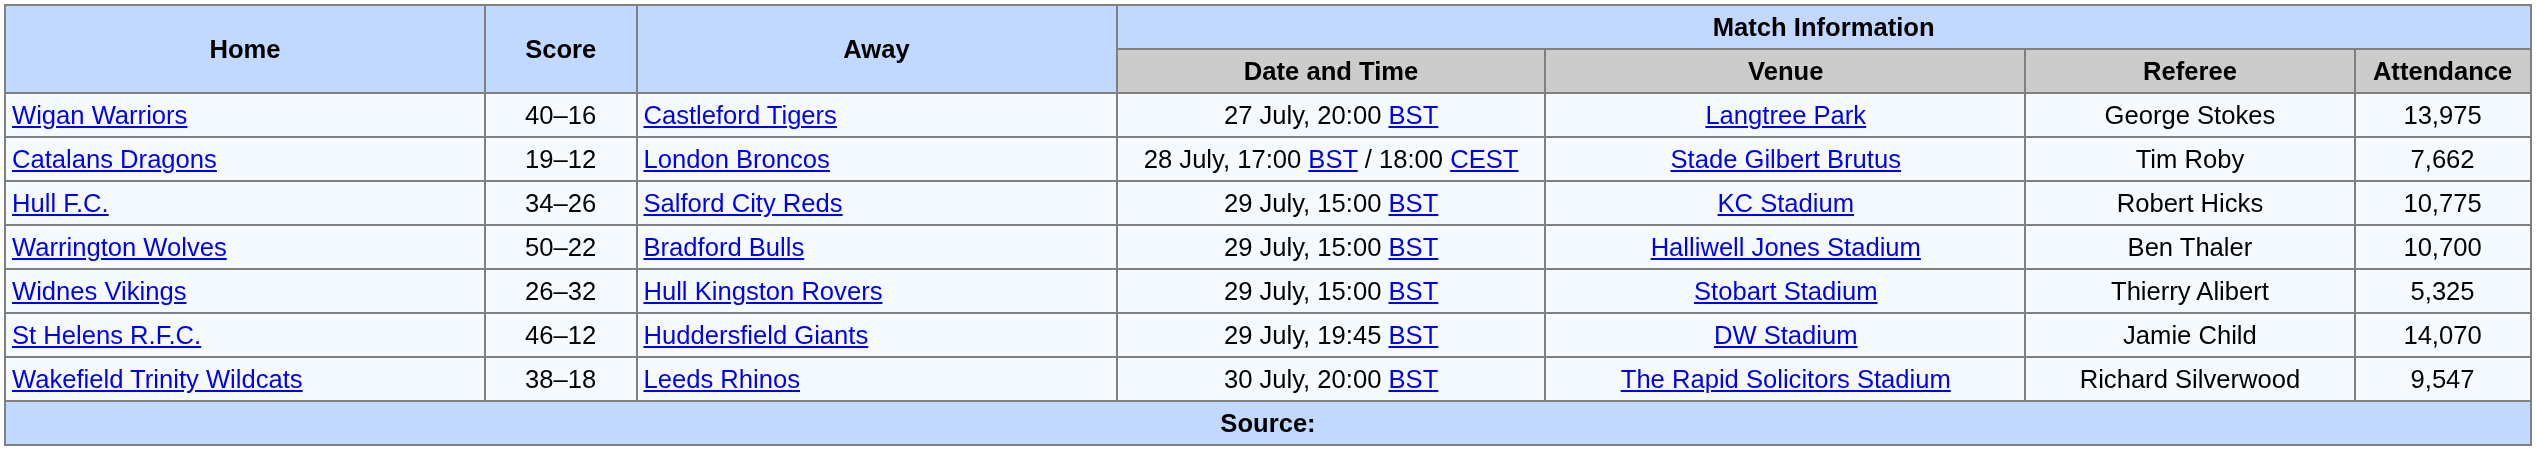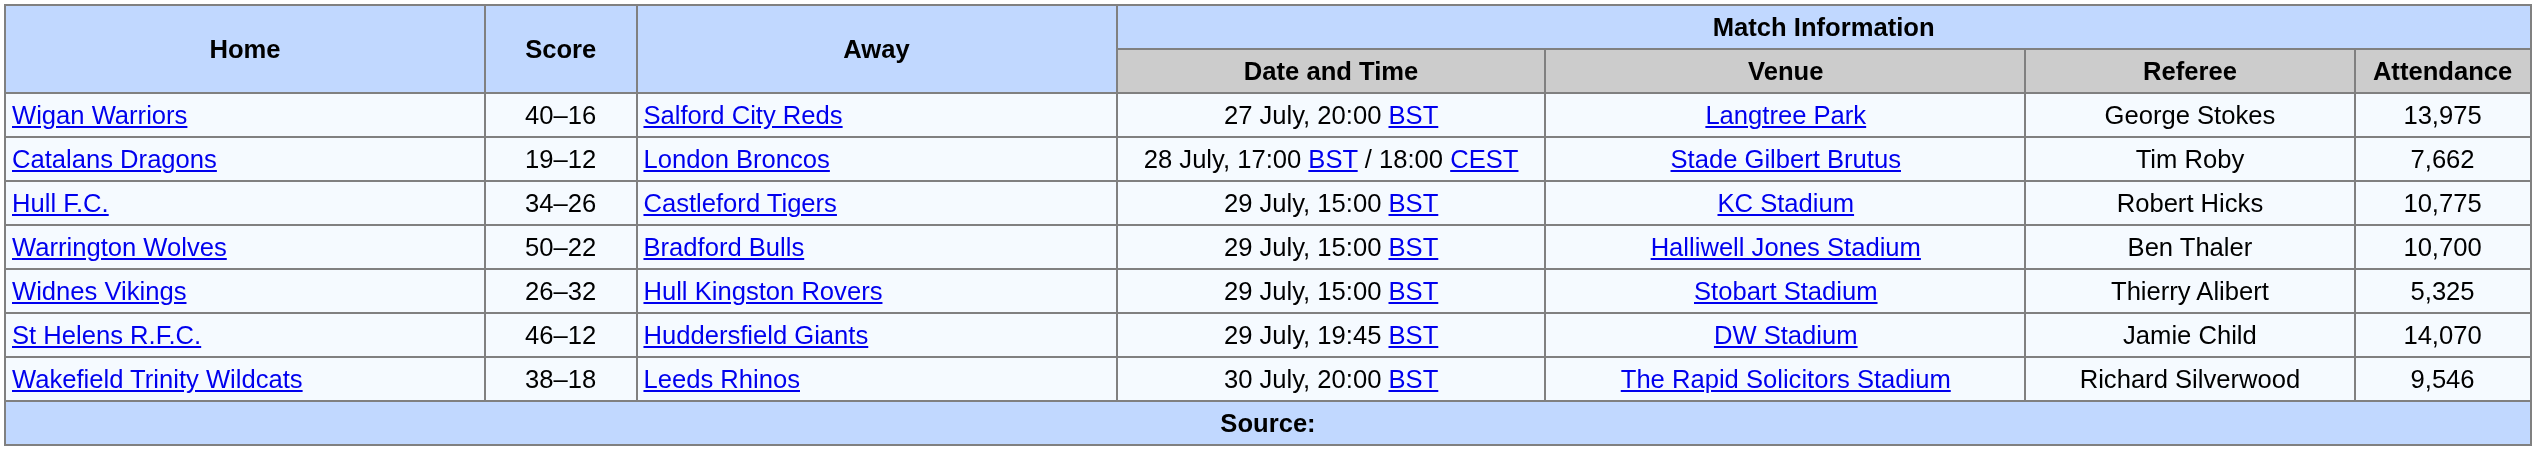(740, 115) Castleford Tigers -> (743, 115) Salford City Reds
(743, 203) Salford City Reds -> (740, 203) Castleford Tigers
(2443, 379) 9,547 -> (2443, 379) 9,546
